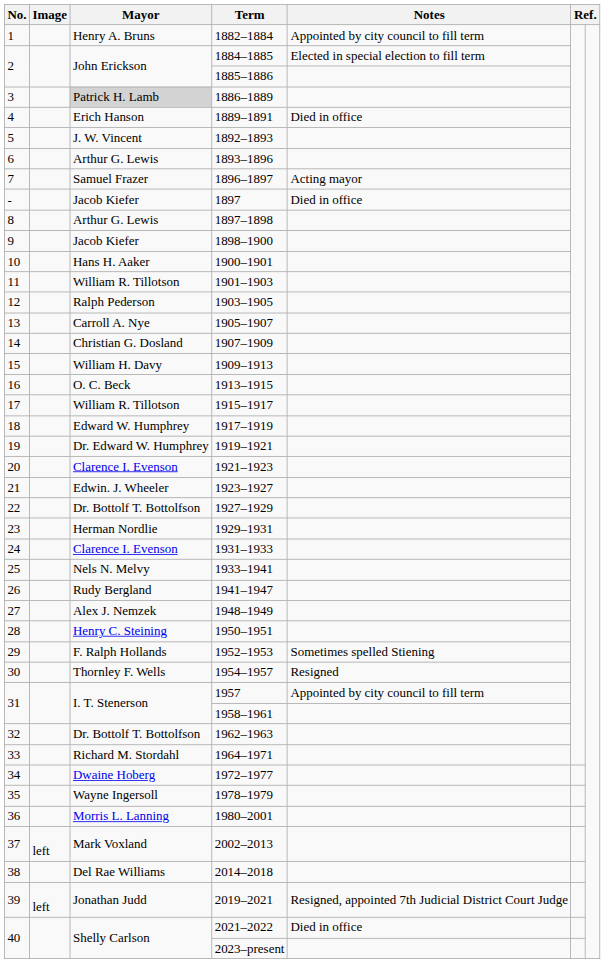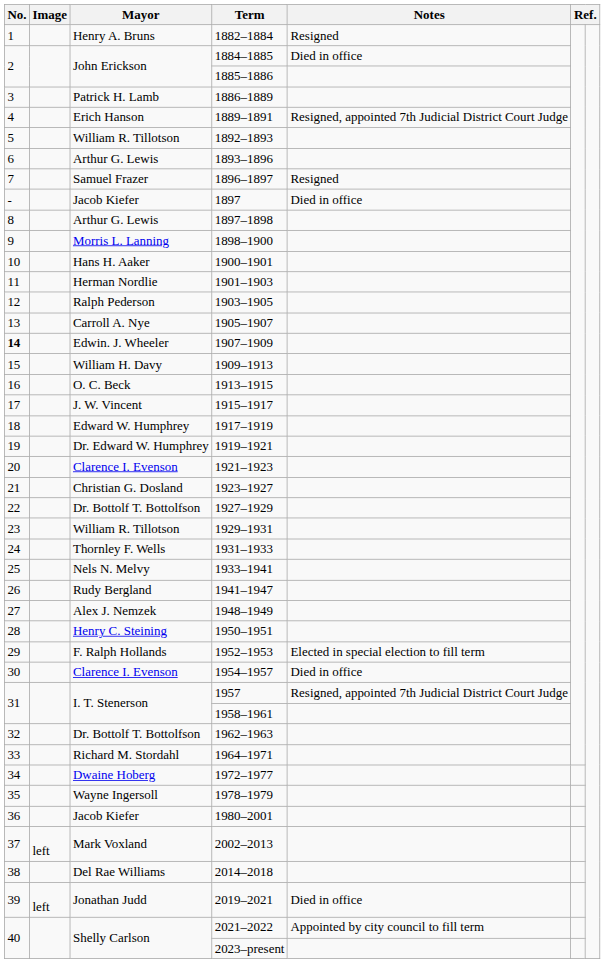(387, 35) Appointed by city council to fill term -> (315, 35) Resigned
(388, 55) Elected in special election to fill term -> (326, 55) Died in office
(116, 96) lightgrey background -> (116, 96) no background
(326, 117) Died in office -> (429, 117) Resigned, appointed 7th Judicial District Court Judge
(107, 138) J. W. Vincent -> (126, 138) William R. Tillotson
(326, 179) Acting mayor -> (315, 179) Resigned
(106, 240) Jacob Kiefer -> (121, 240) Morris L. Lanning
(126, 281) William R. Tillotson -> (115, 281) Herman Nordlie
(14, 343) normal -> (14, 343) bold
(128, 343) Christian G. Dosland -> (121, 343) Edwin. J. Wheeler
(126, 405) William R. Tillotson -> (107, 405) J. W. Vincent
(121, 487) Edwin. J. Wheeler -> (128, 487) Christian G. Dosland
(115, 528) Herman Nordlie -> (126, 528) William R. Tillotson
(125, 549) Clarence I. Evenson -> (119, 549) Thornley F. Wells
(362, 651) Sometimes spelled Stiening -> (388, 651) Elected in special election to fill term
(119, 672) Thornley F. Wells -> (125, 672) Clarence I. Evenson
(315, 672) Resigned -> (326, 672) Died in office
(387, 693) Appointed by city council to fill term -> (429, 693) Resigned, appointed 7th Judicial District Court Judge
(121, 816) Morris L. Lanning -> (106, 816) Jacob Kiefer
(429, 899) Resigned, appointed 7th Judicial District Court Judge -> (326, 899) Died in office
(326, 927) Died in office -> (387, 927) Appointed by city council to fill term
